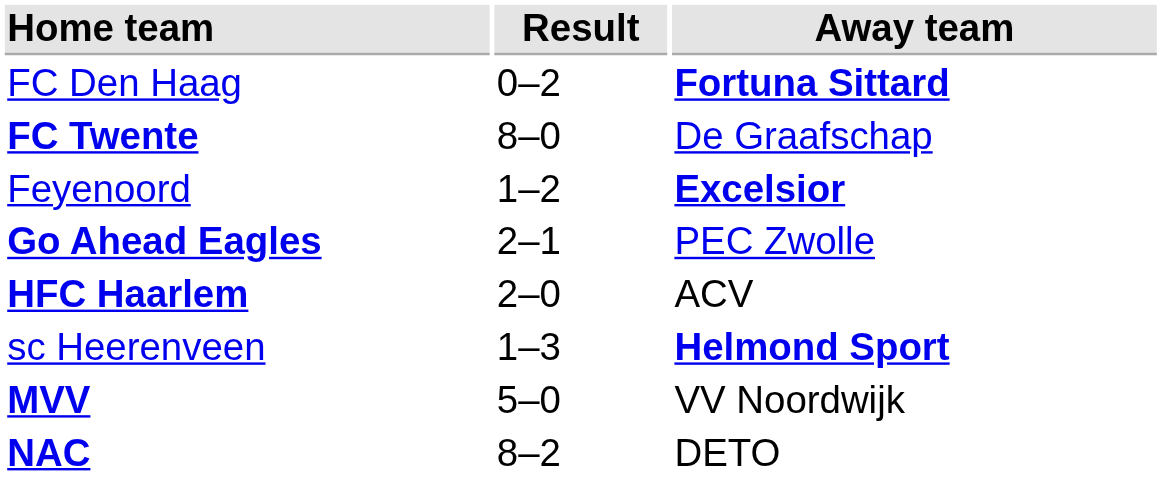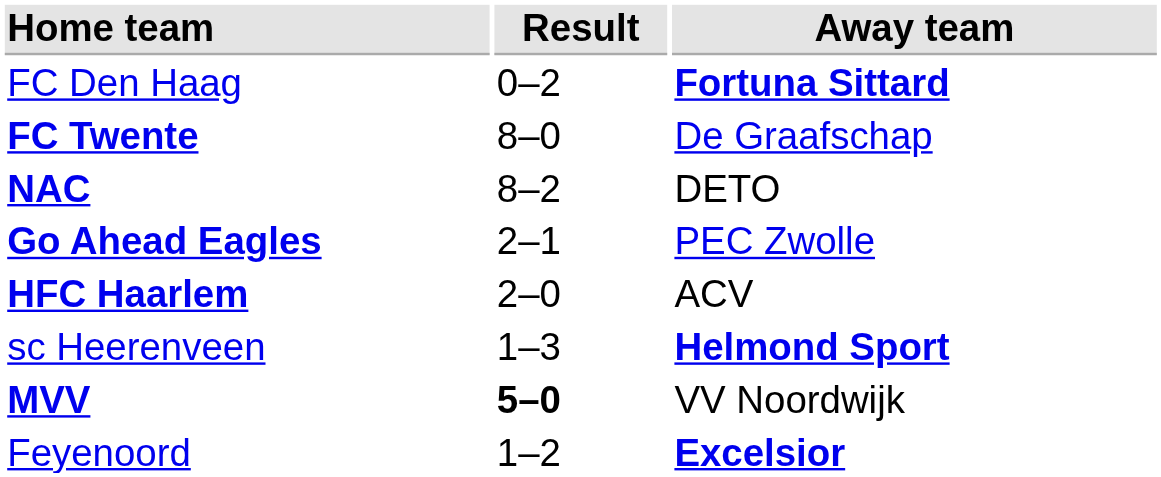rows swapped: (99, 188) <-> (49, 452)
(529, 400) normal -> (529, 400) bold
